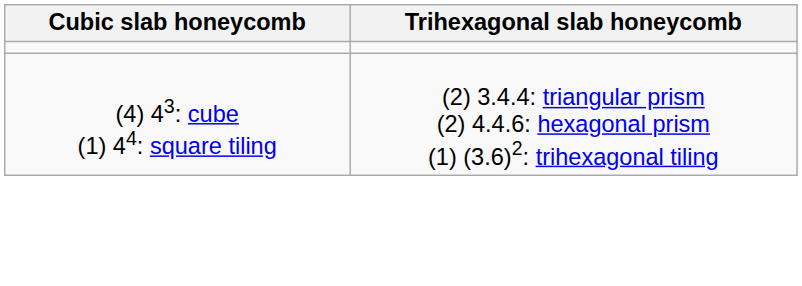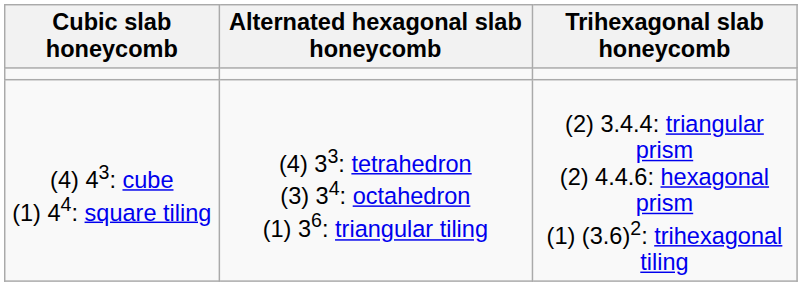+ column: (375, 36)
